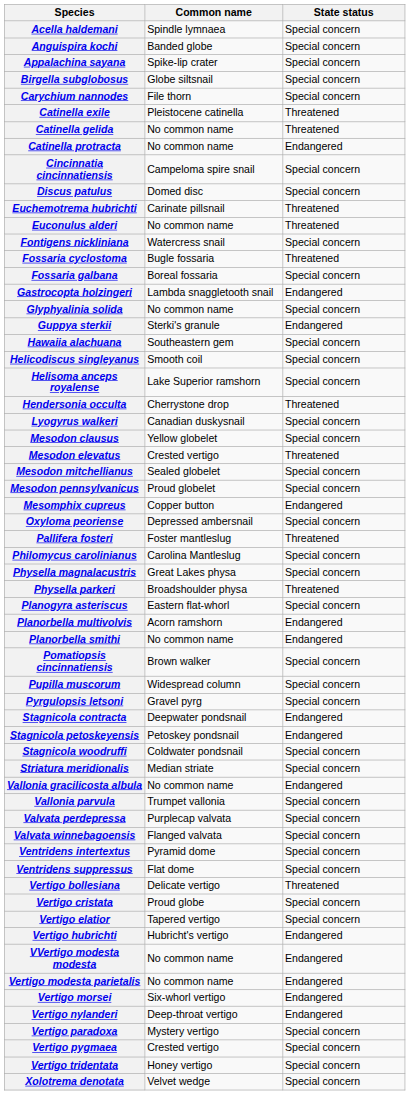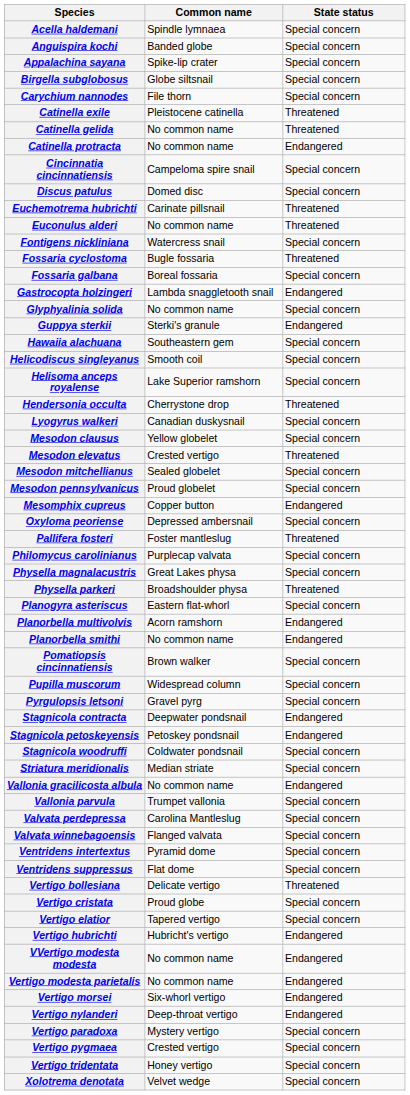(194, 555) Carolina Mantleslug -> (189, 555) Purplecap valvata
(189, 818) Purplecap valvata -> (194, 818) Carolina Mantleslug
